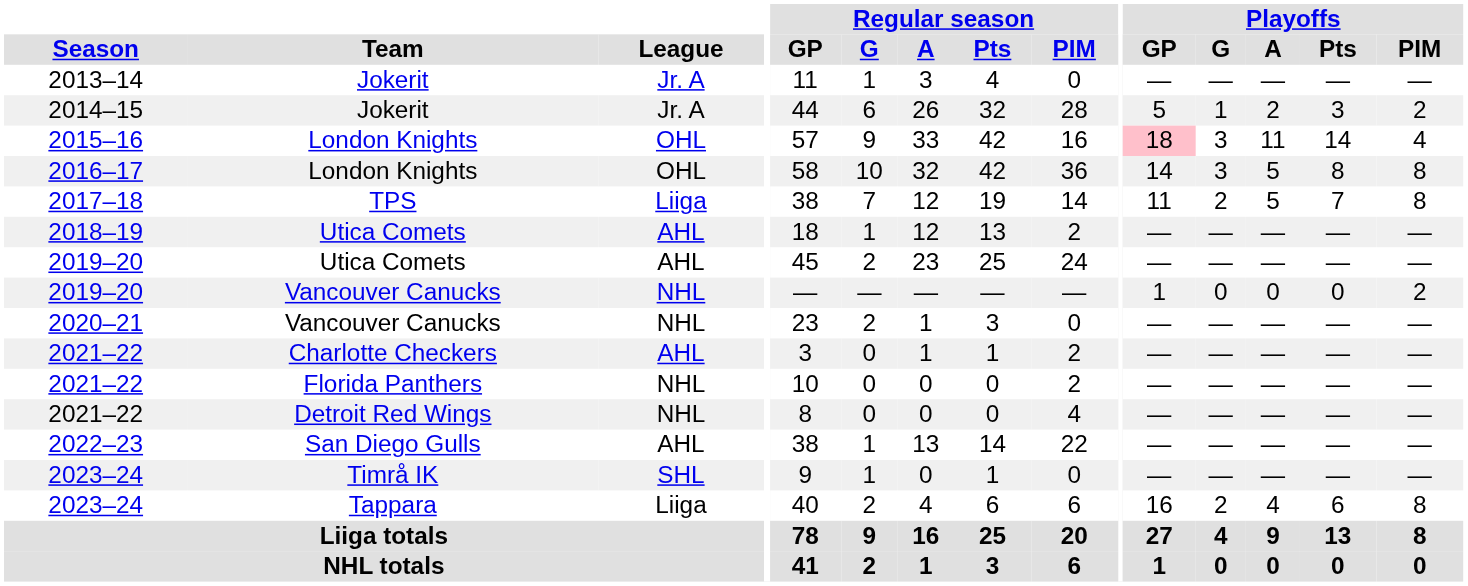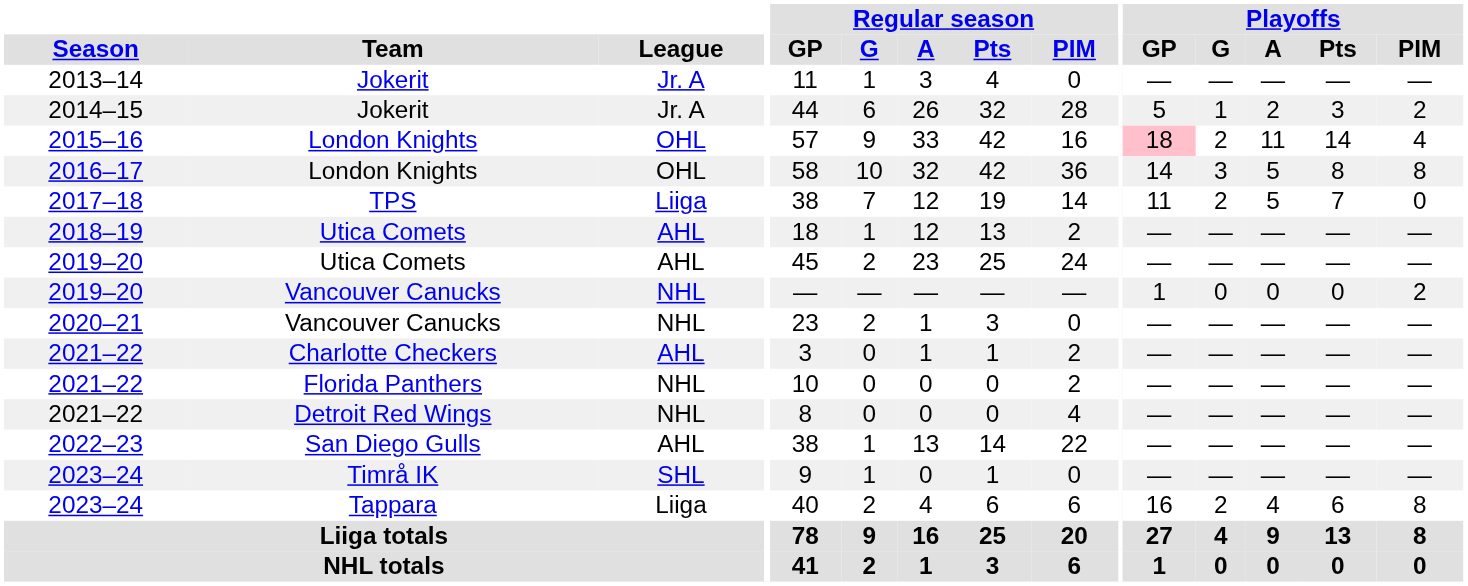(1221, 140) 3 -> (1221, 140) 2
(1420, 201) 8 -> (1420, 201) 0
